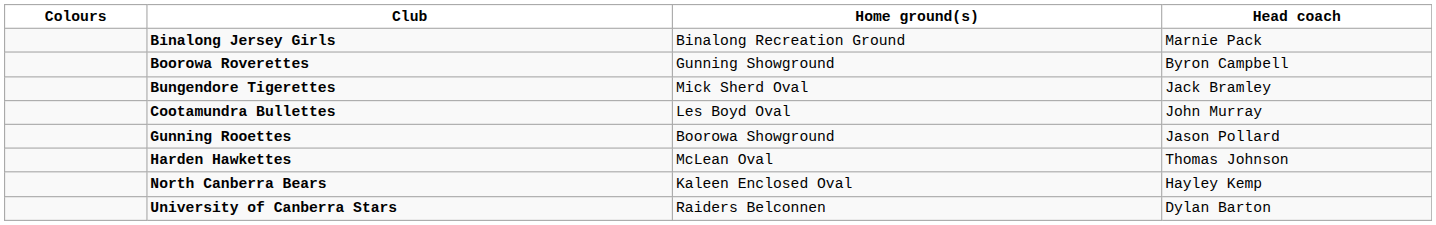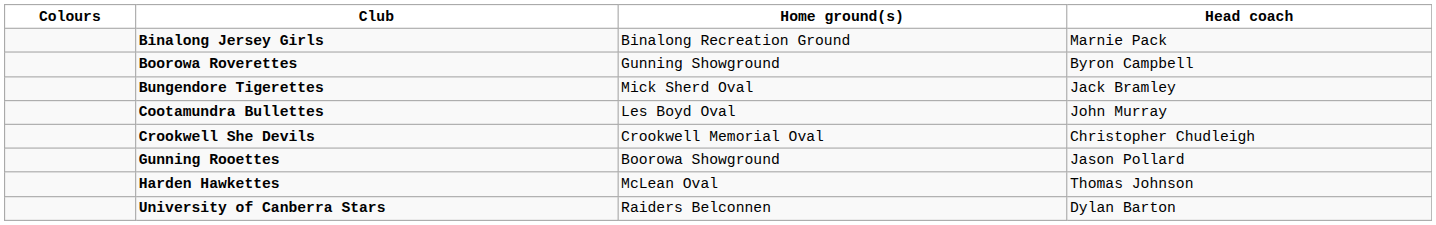+ row: (227, 136)
- row: (238, 184)
